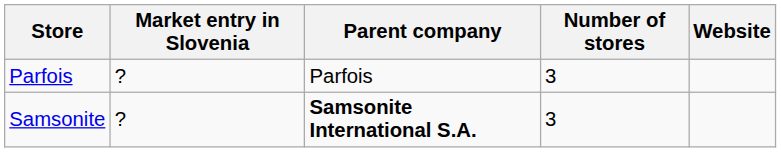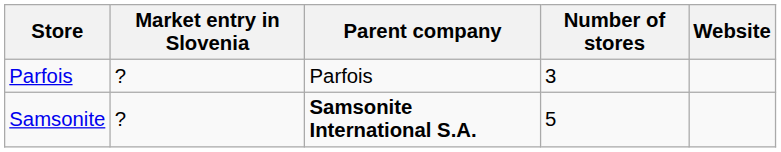(551, 119) 3 -> (551, 119) 5
